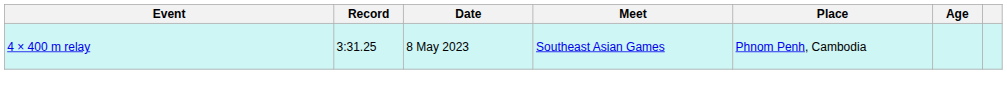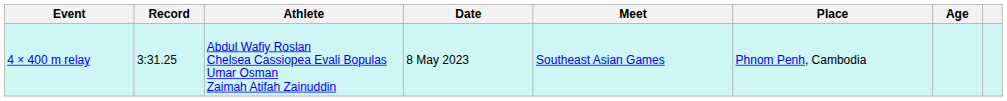+ column: (304, 14)
